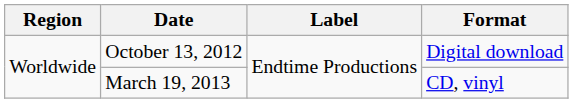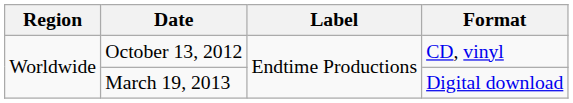(495, 51) Digital download -> (465, 51) CD, vinyl
(465, 82) CD, vinyl -> (495, 82) Digital download
